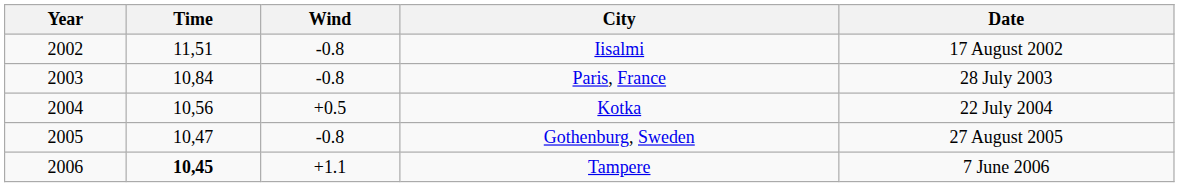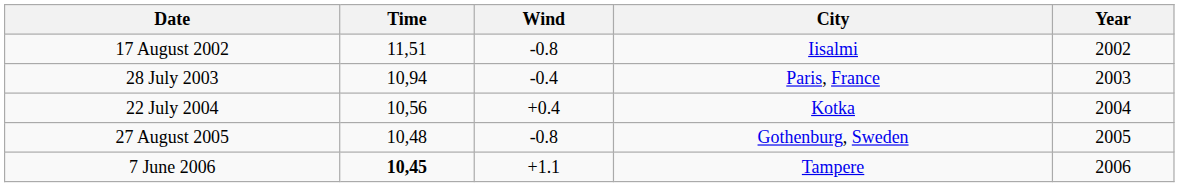columns swapped: (65, 19) <-> (1006, 19)
(193, 78) 10,84 -> (407, 78) 10,94
(330, 78) -0.8 -> (544, 78) -0.4
(330, 108) +0.5 -> (544, 108) +0.4
(193, 137) 10,47 -> (407, 137) 10,48
